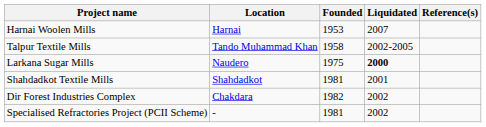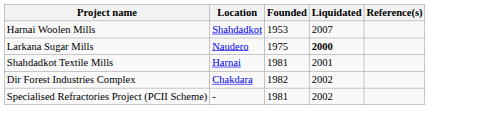(227, 29) Harnai -> (237, 29) Shahdadkot
- row: (49, 46)
(237, 79) Shahdadkot -> (227, 63) Harnai
